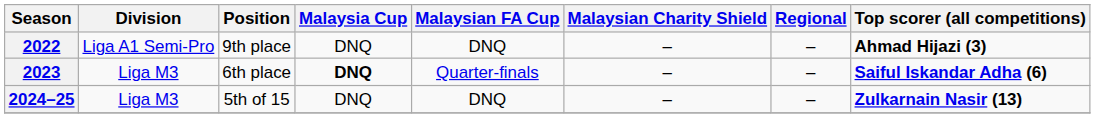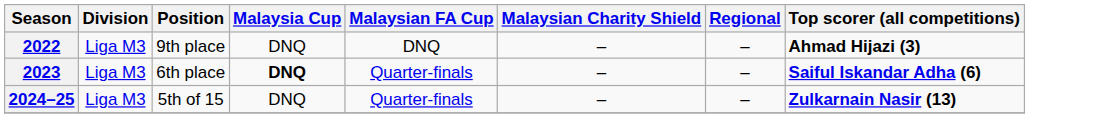(148, 45) Liga A1 Semi-Pro -> (115, 45) Liga M3
(487, 99) DNQ -> (421, 99) Quarter-finals
